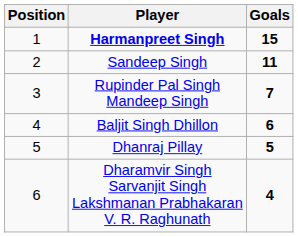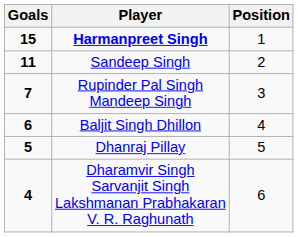columns swapped: (37, 16) <-> (270, 16)
